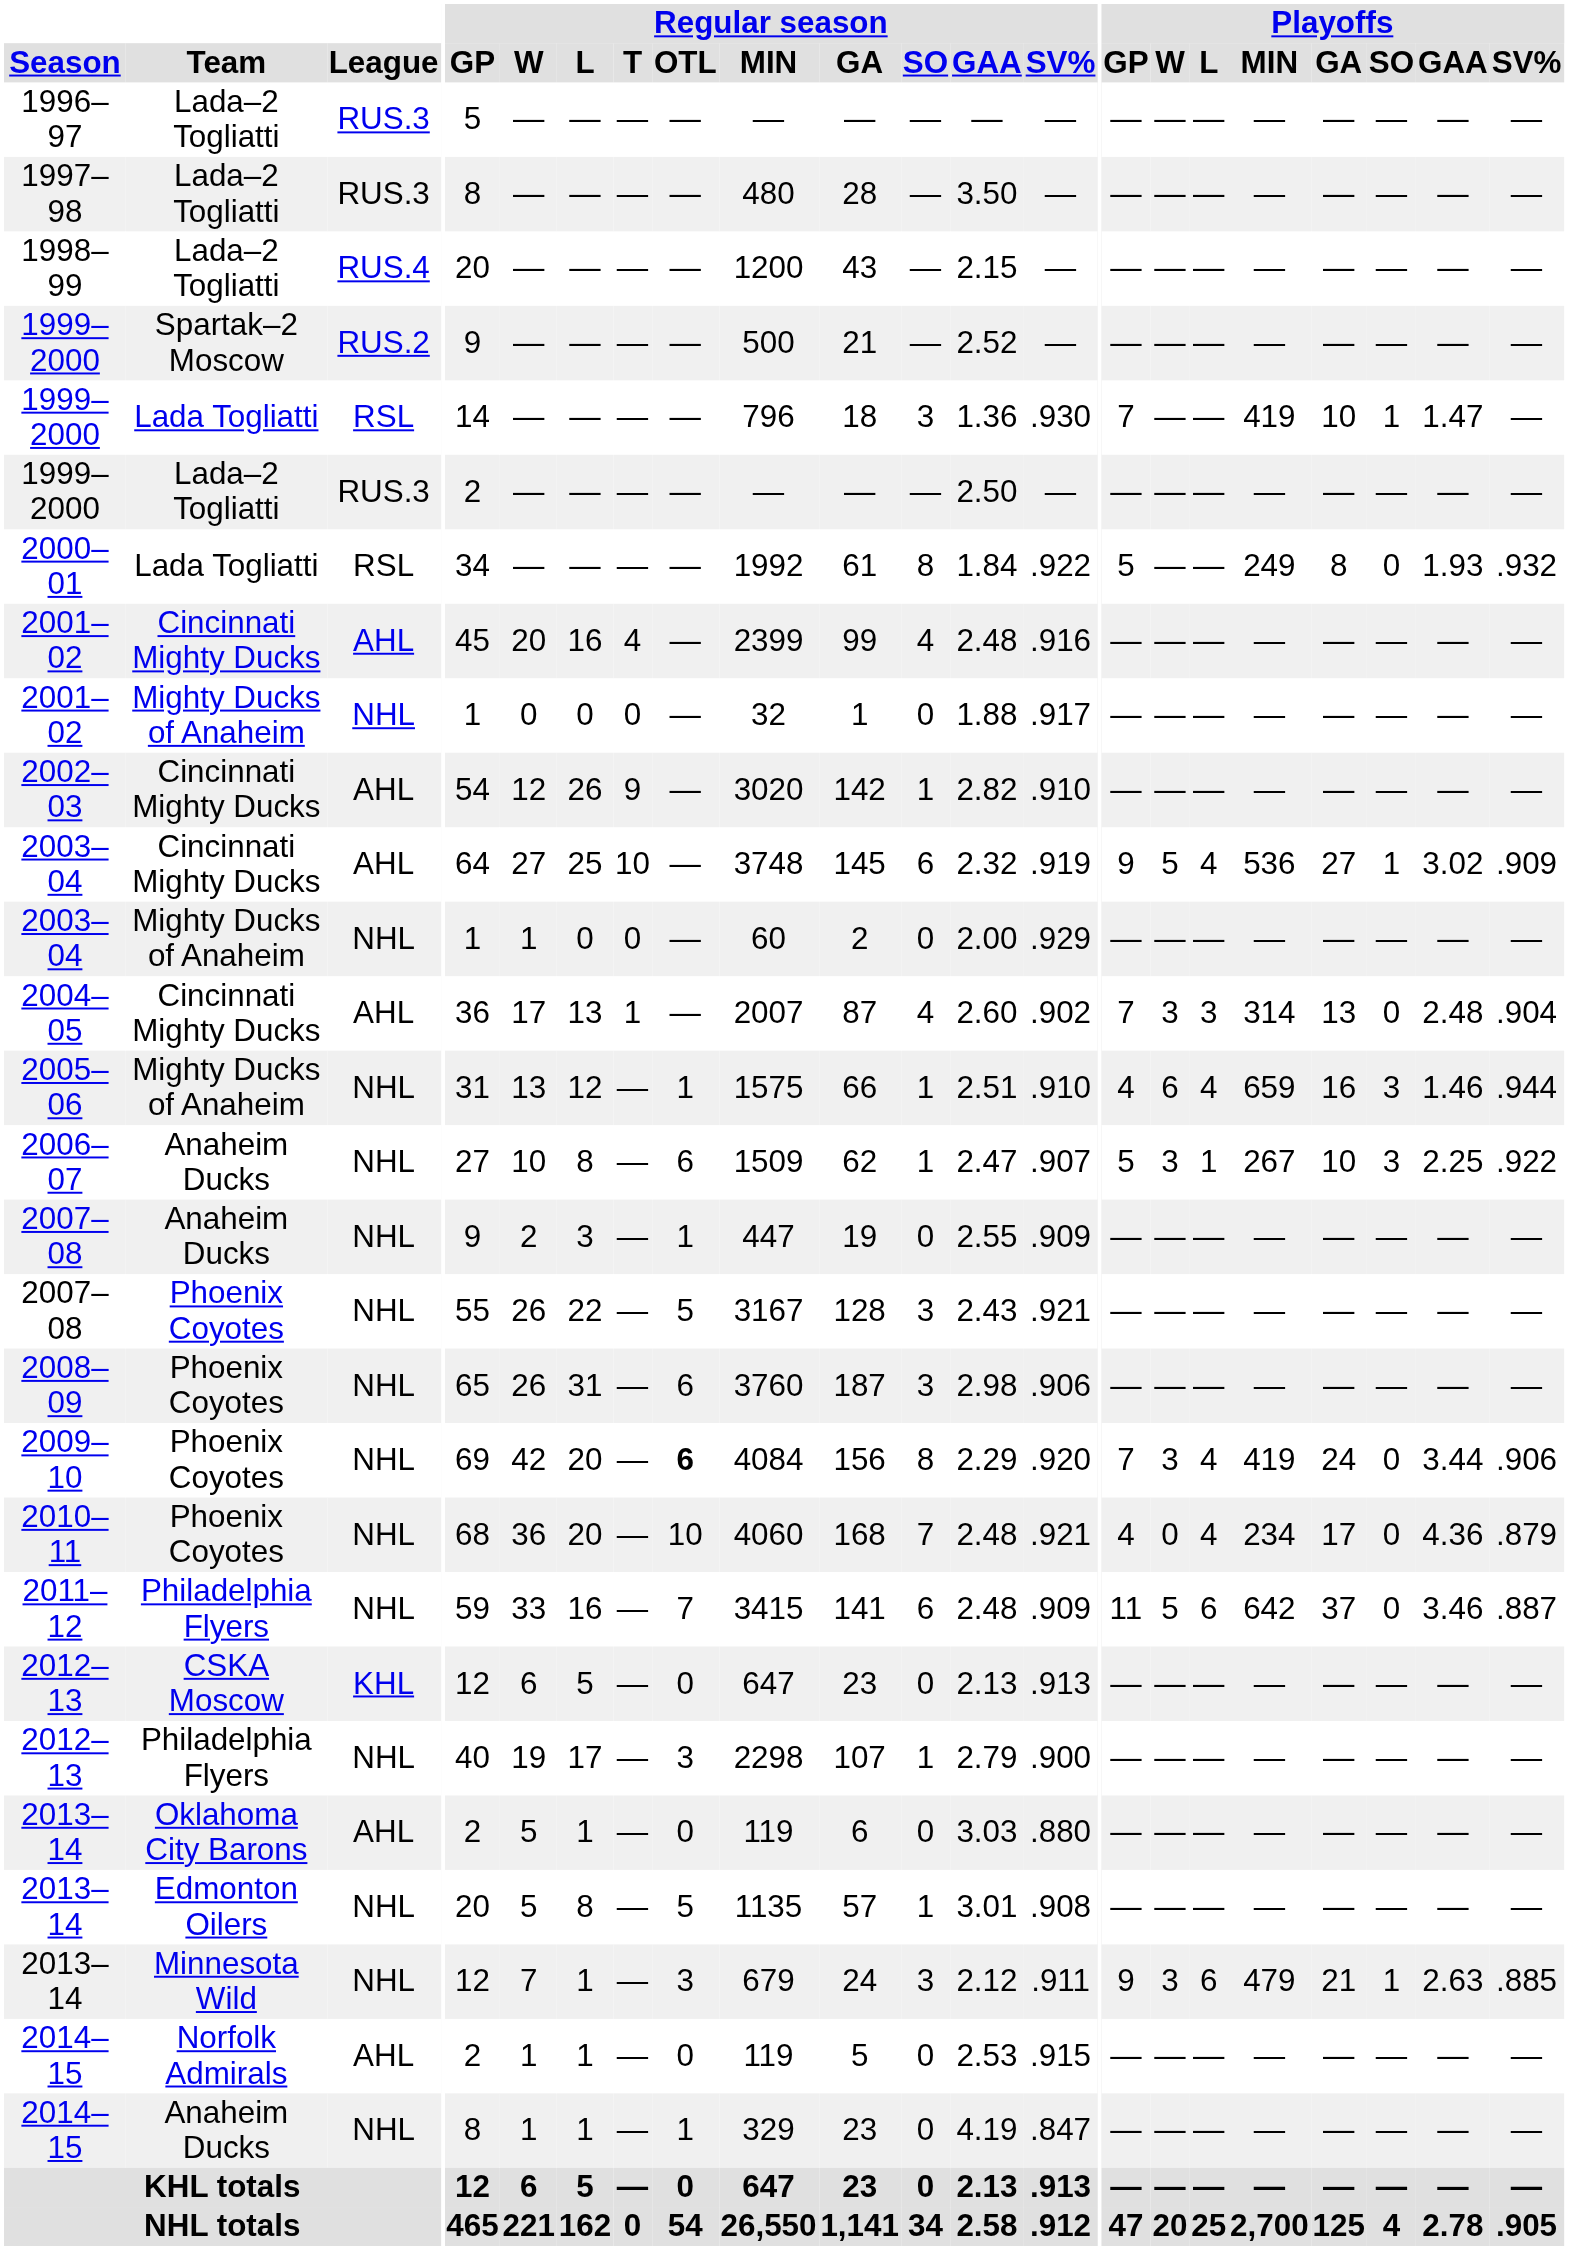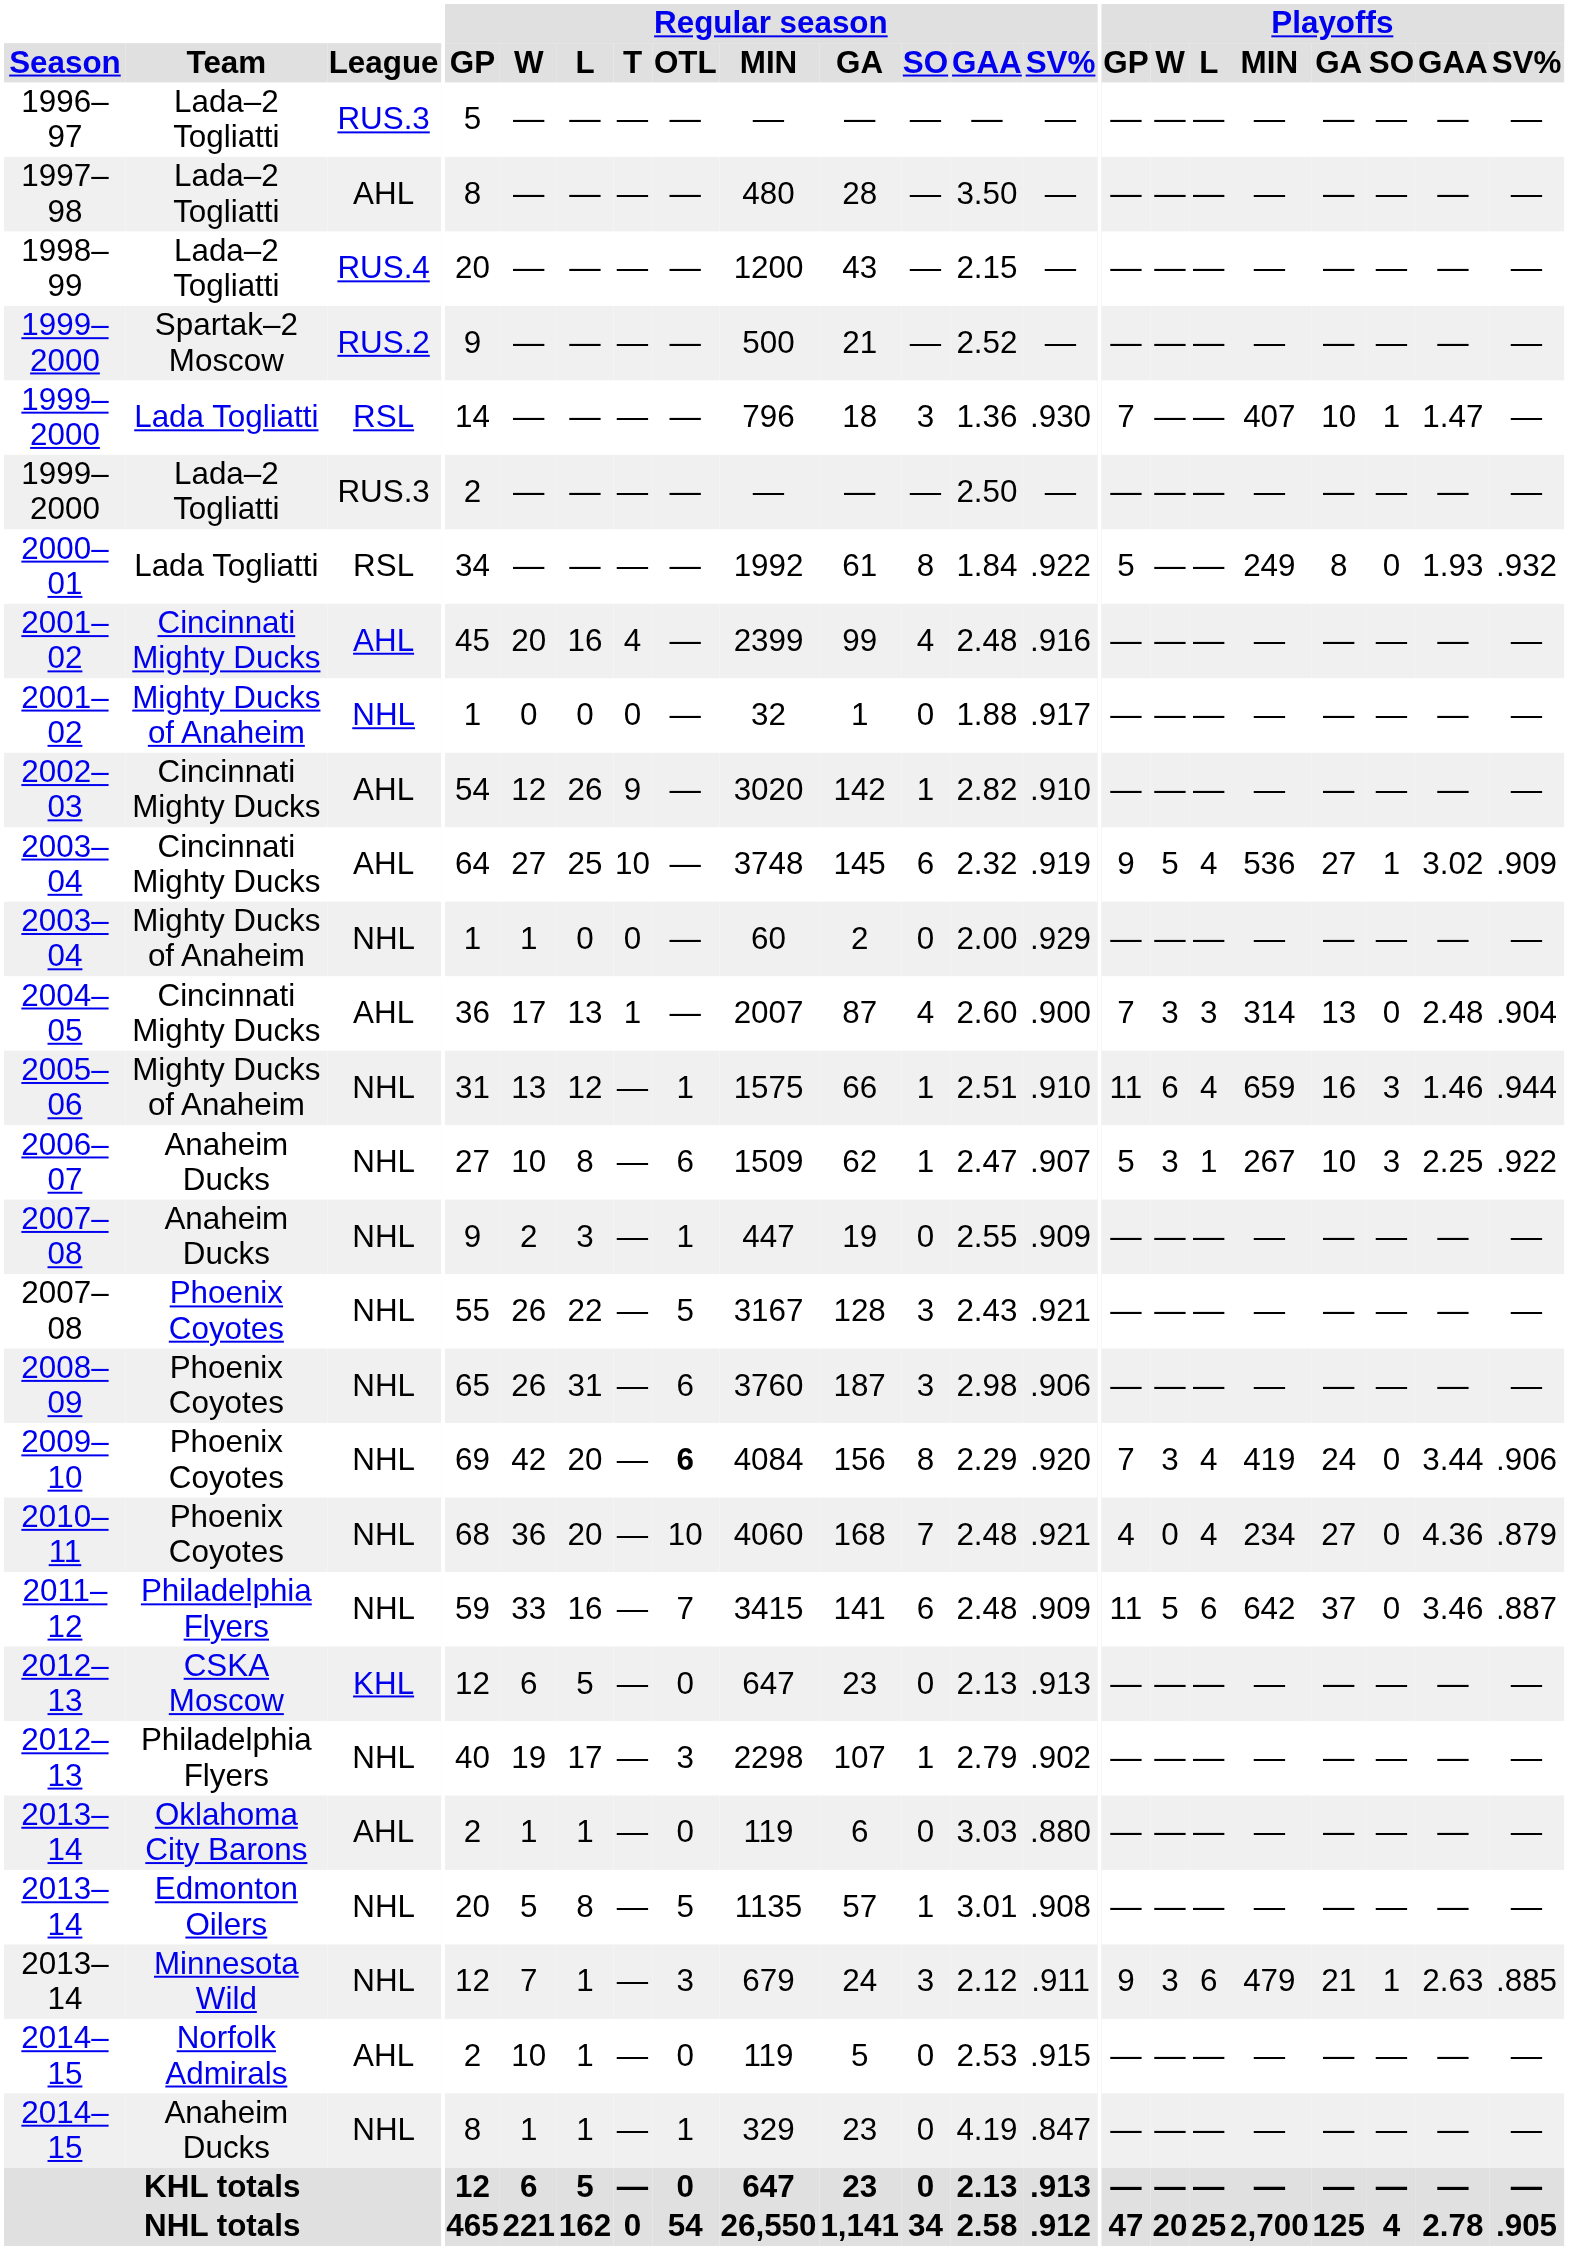(384, 193) RUS.3 -> (384, 193) AHL
(1269, 417) 419 -> (1269, 417) 407
(1061, 1012) .902 -> (1061, 1012) .900
(1126, 1087) 4 -> (1126, 1087) 11
(1339, 1534) 17 -> (1339, 1534) 27
(1061, 1757) .900 -> (1061, 1757) .902
(529, 1832) 5 -> (529, 1832) 1
(529, 2055) 1 -> (529, 2055) 10
